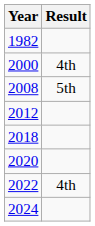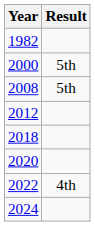(66, 64) 4th -> (66, 64) 5th
